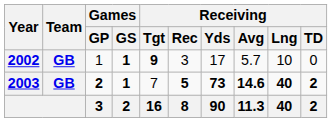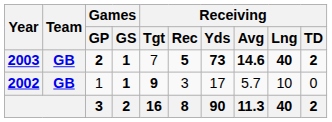rows swapped: (24, 60) <-> (24, 83)
